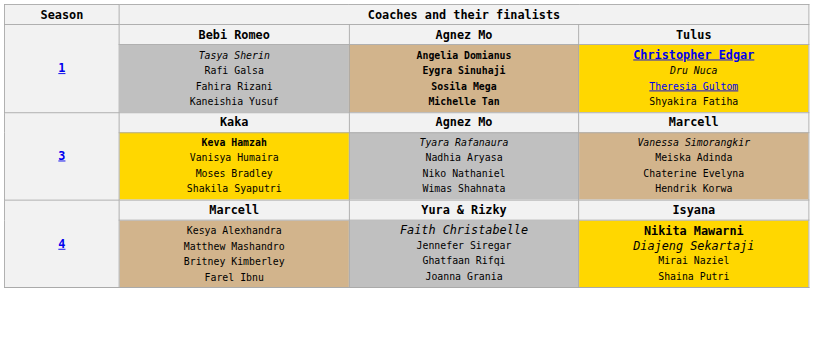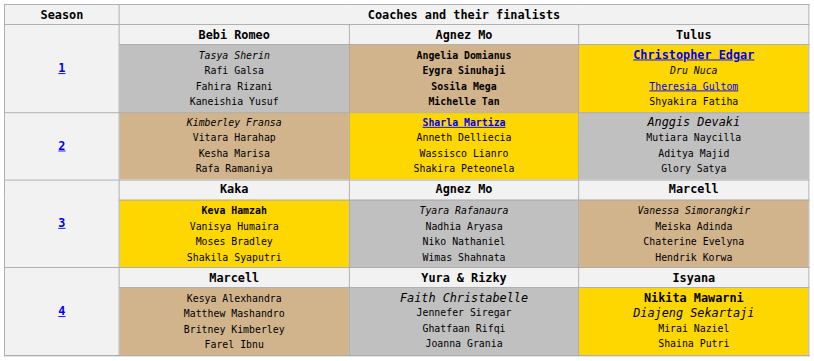+ row: (234, 146)
